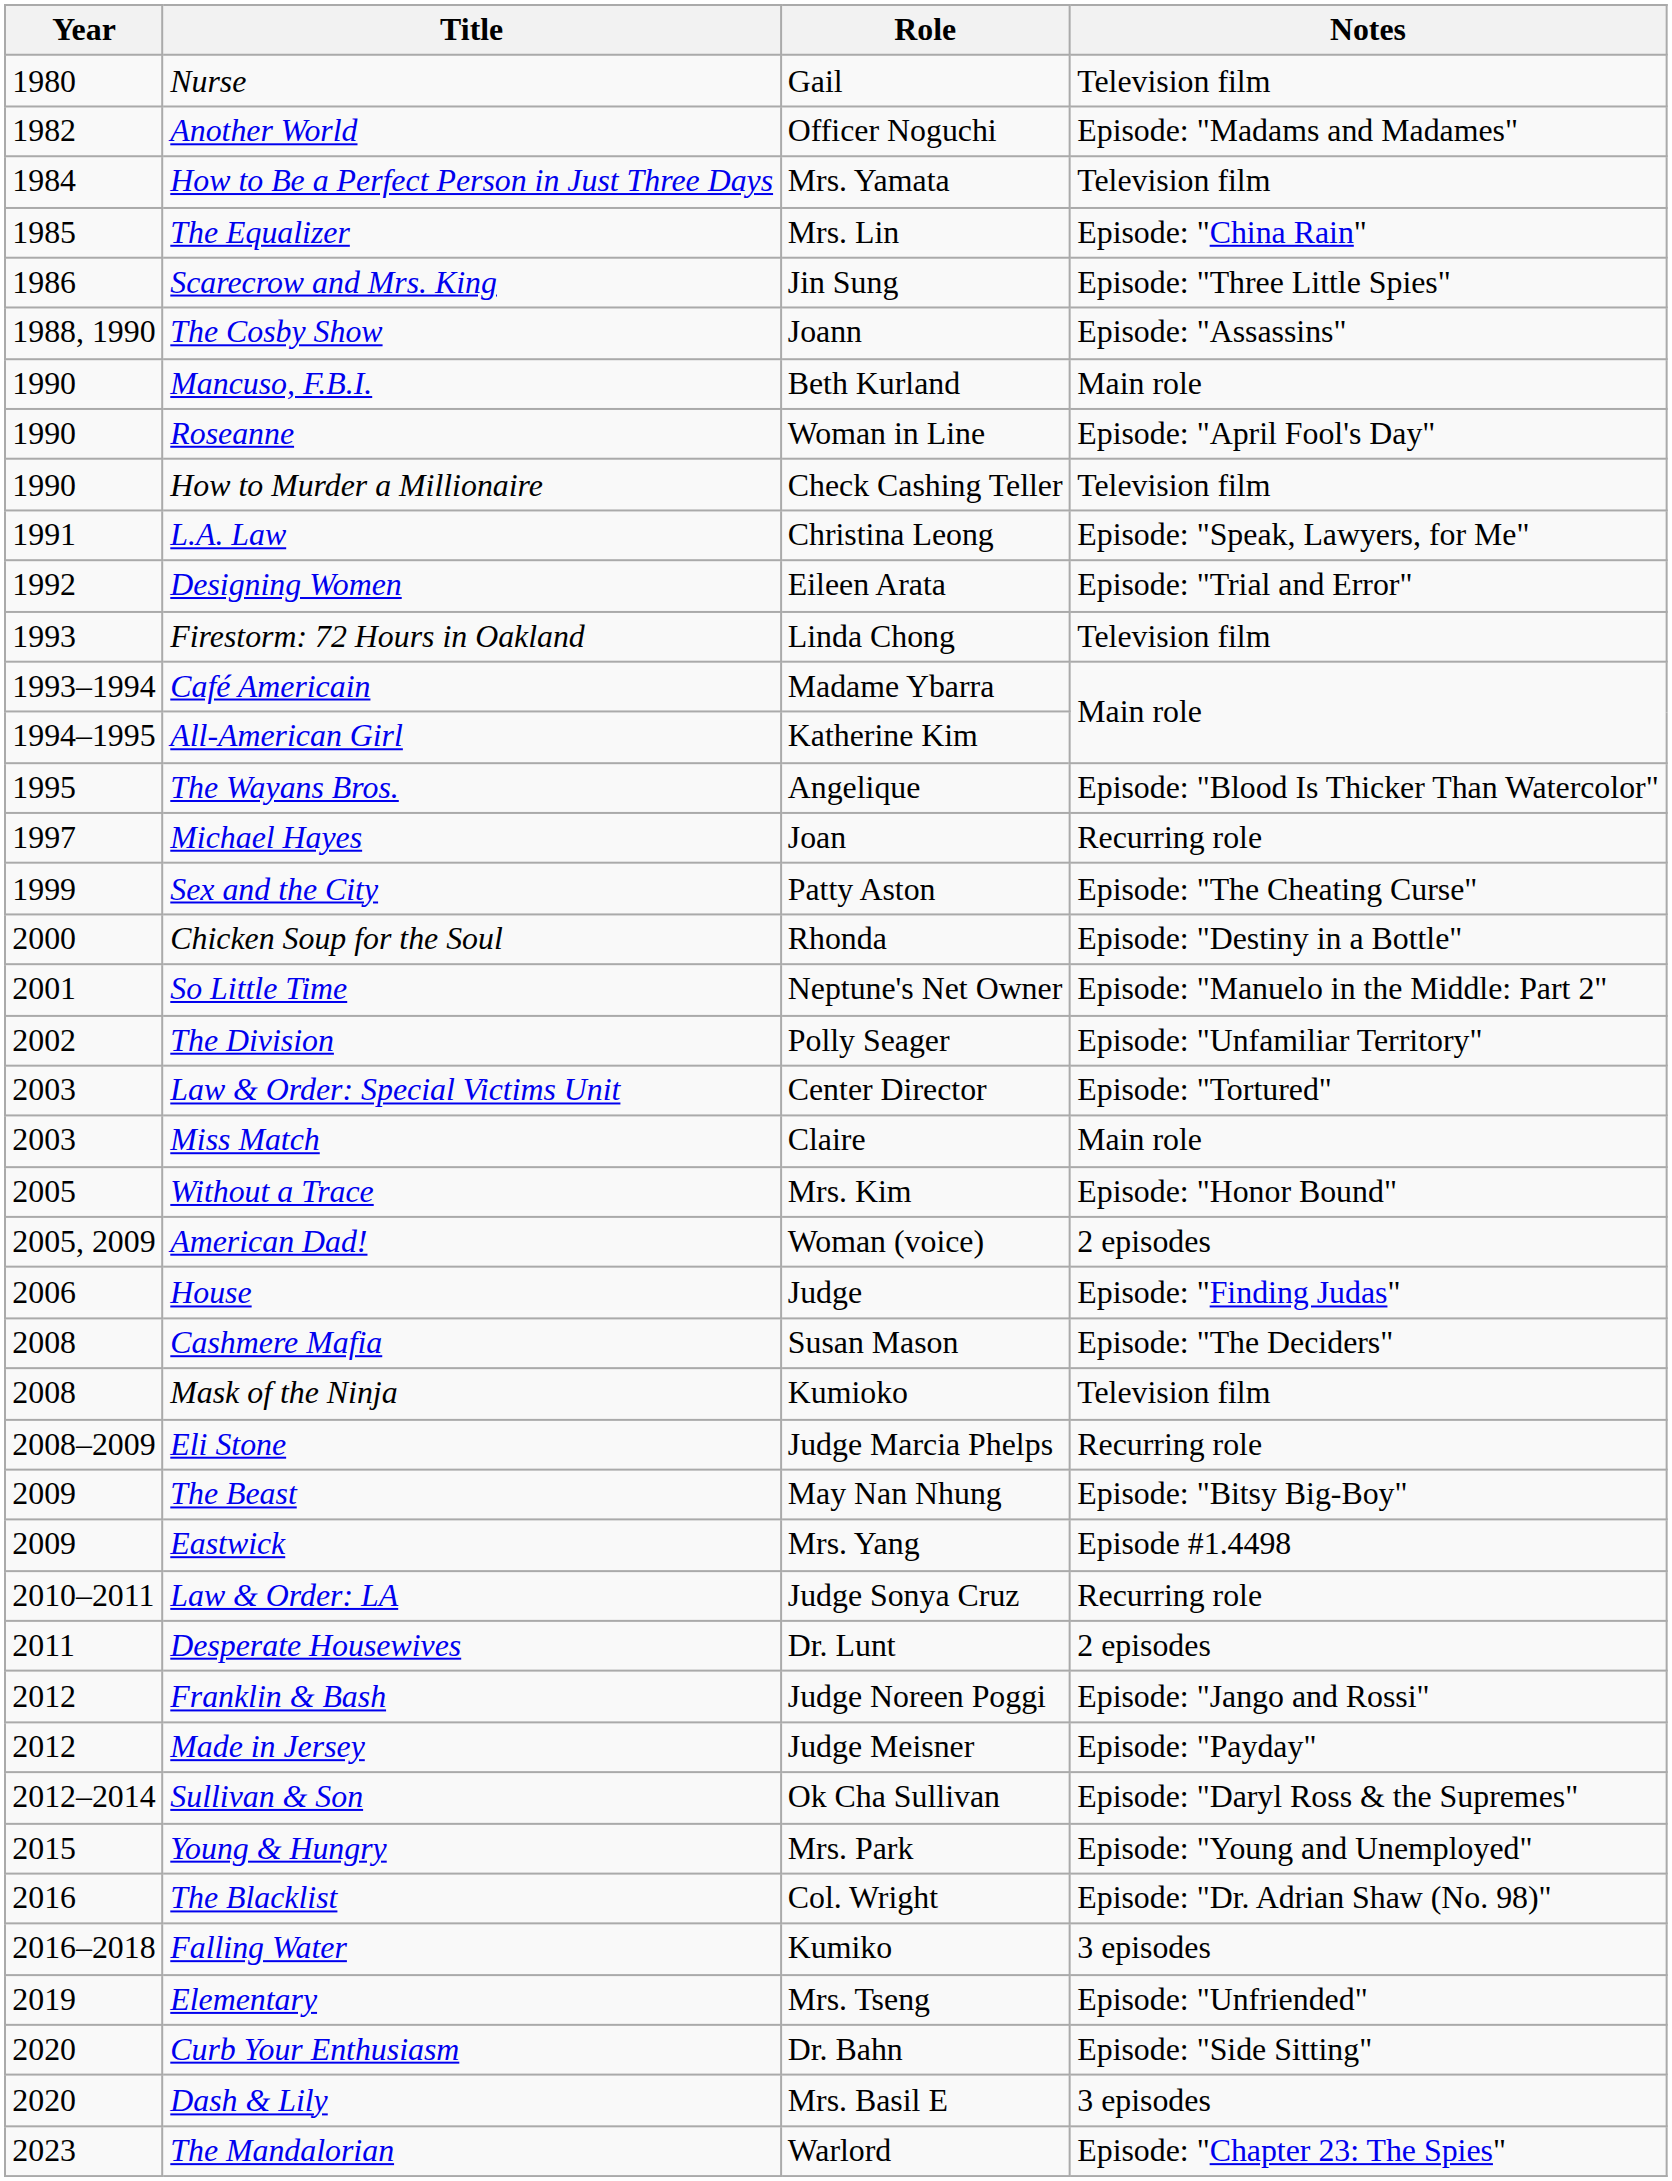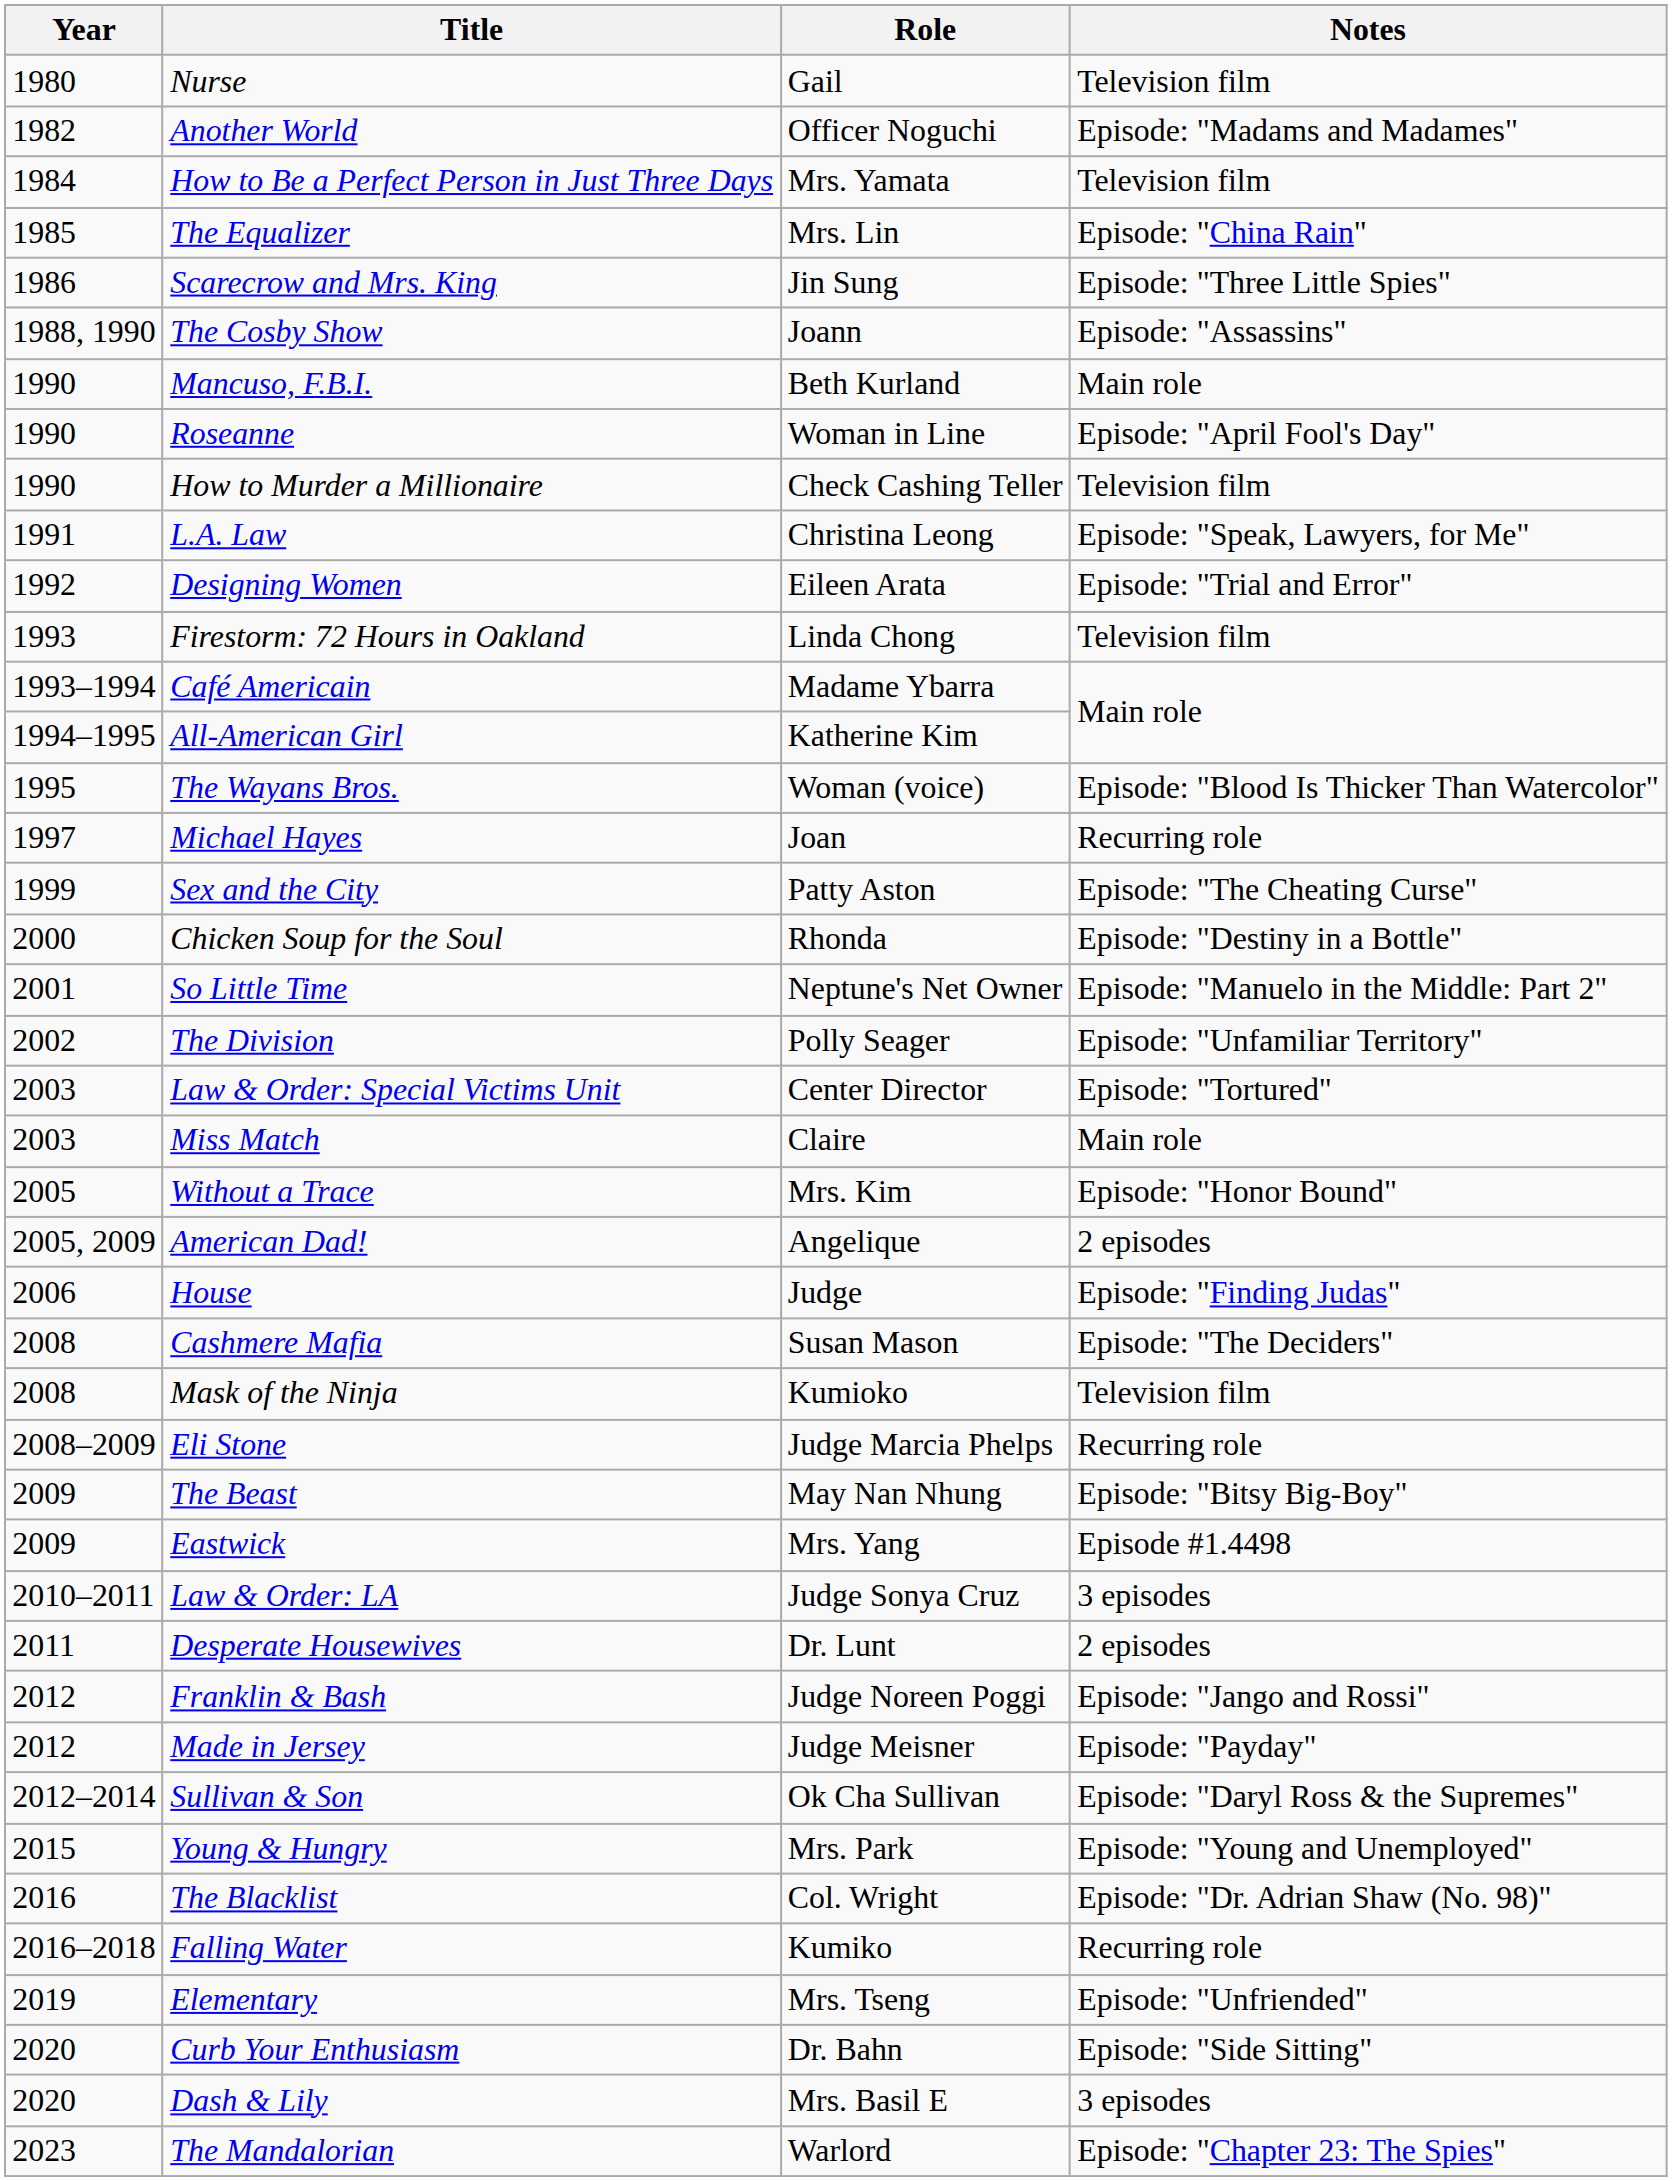(854, 787) Angelique -> (886, 787) Woman (voice)
(886, 1241) Woman (voice) -> (854, 1241) Angelique
(1170, 1595) Recurring role -> (1144, 1595) 3 episodes
(1144, 1948) 3 episodes -> (1170, 1948) Recurring role
